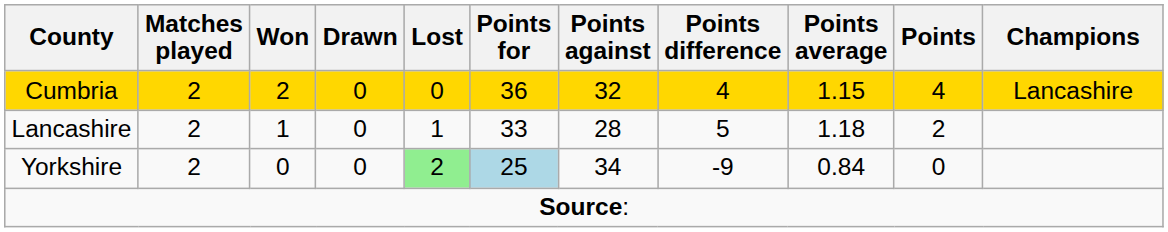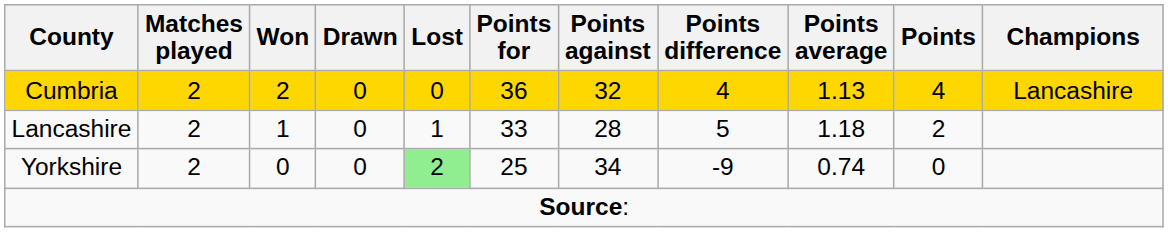(841, 90) 1.15 -> (841, 90) 1.13
(514, 167) lightblue background -> (514, 167) no background
(841, 167) 0.84 -> (841, 167) 0.74
